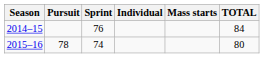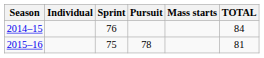columns swapped: (140, 12) <-> (63, 12)
(98, 45) 74 -> (111, 45) 75
(239, 45) 80 -> (239, 45) 81
